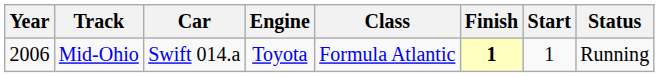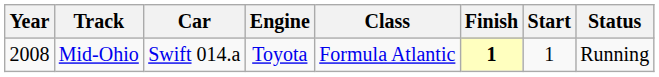(29, 54) 2006 -> (29, 54) 2008
